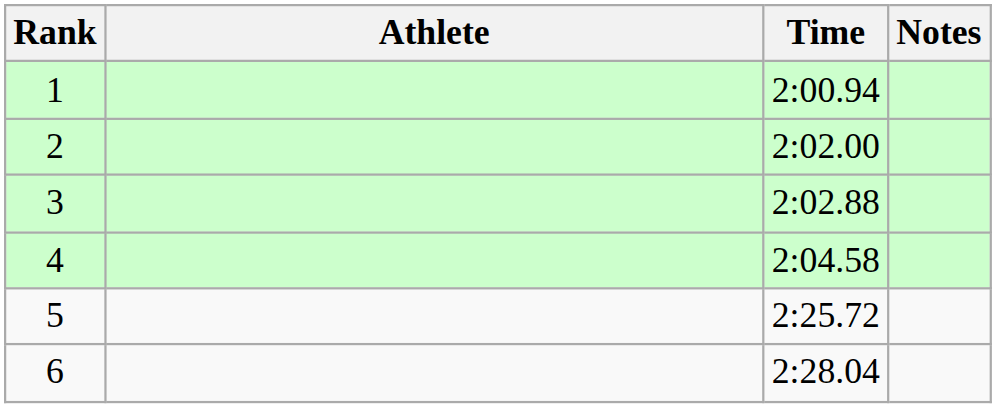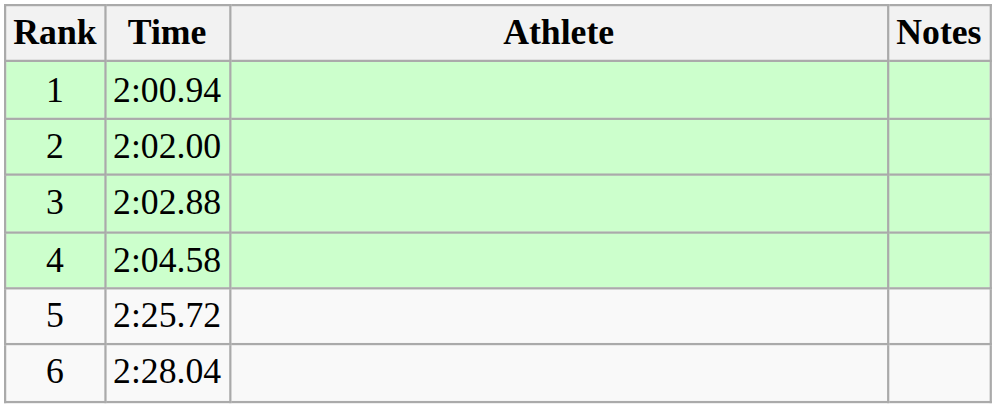columns swapped: (434, 32) <-> (826, 32)
